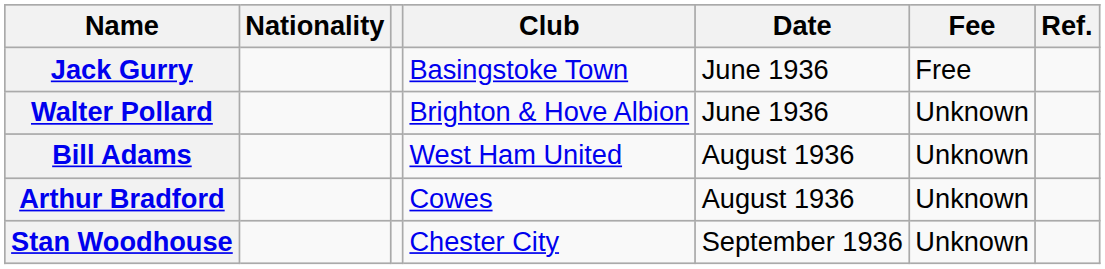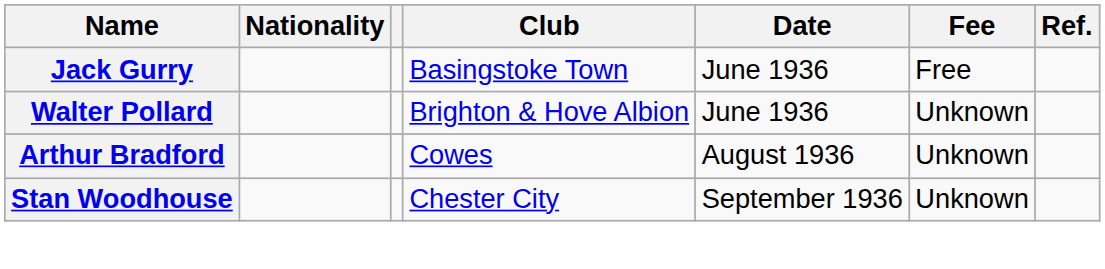- row: (122, 155)
